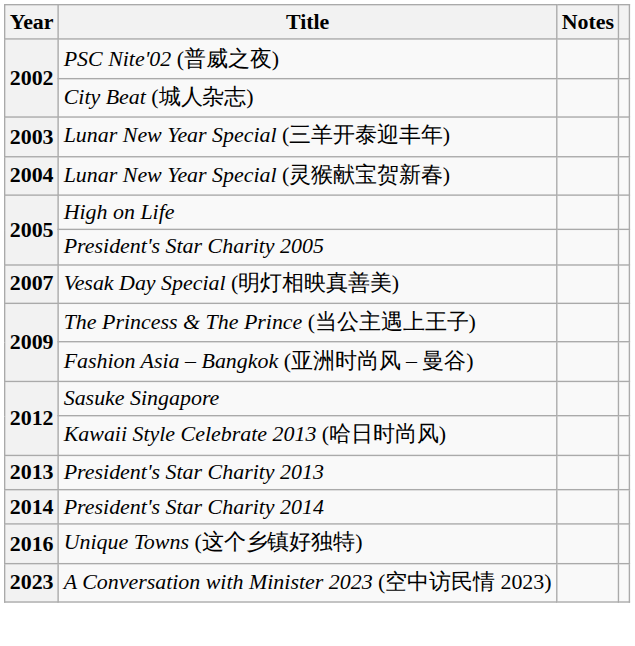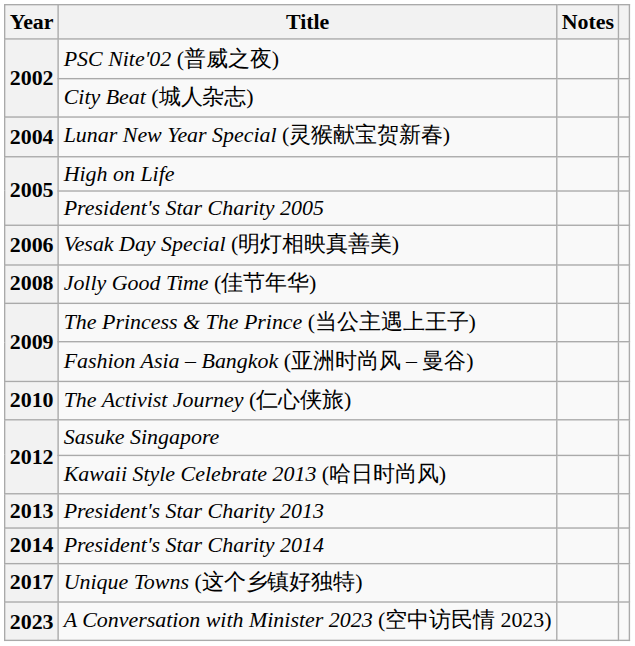- row: (257, 135)
(32, 283) 2007 -> (32, 244) 2006
+ row: (190, 283)
+ row: (207, 399)
(32, 543) 2016 -> (32, 582) 2017
